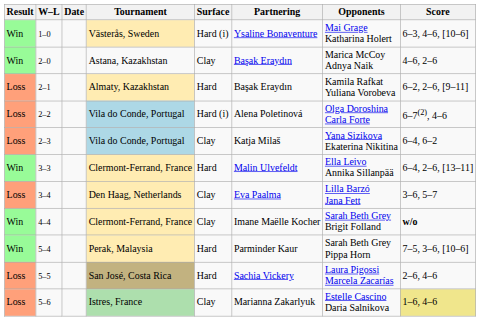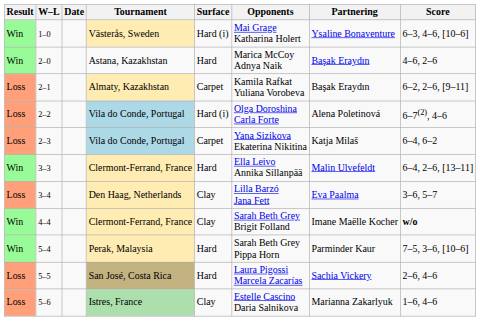columns swapped: (277, 12) <-> (361, 12)
(206, 60) Clay -> (207, 60) Hard
(207, 87) Hard -> (210, 87) Carpet
(206, 141) Clay -> (210, 141) Carpet
(420, 302) khaki background -> (420, 302) no background
